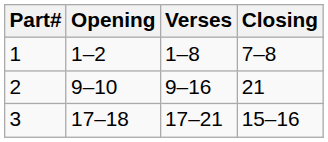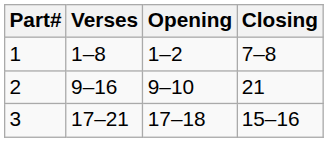columns swapped: (199, 20) <-> (113, 20)
